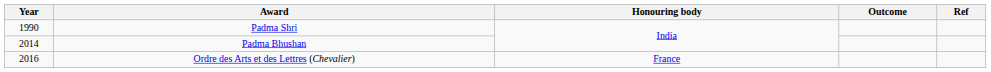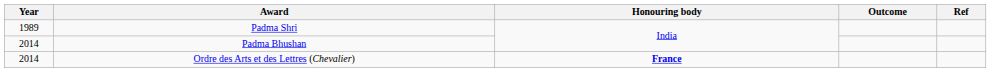(29, 28) 1990 -> (29, 28) 1989
(29, 59) 2016 -> (29, 59) 2014
(667, 59) normal -> (667, 59) bold
